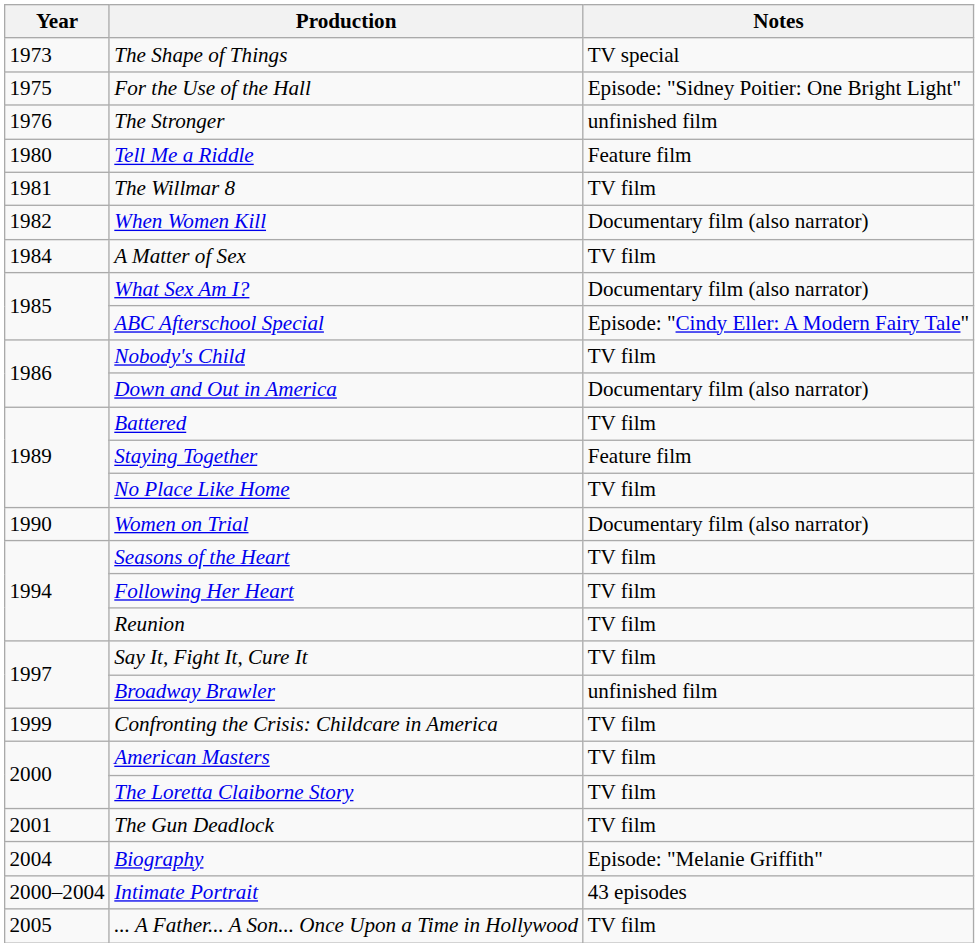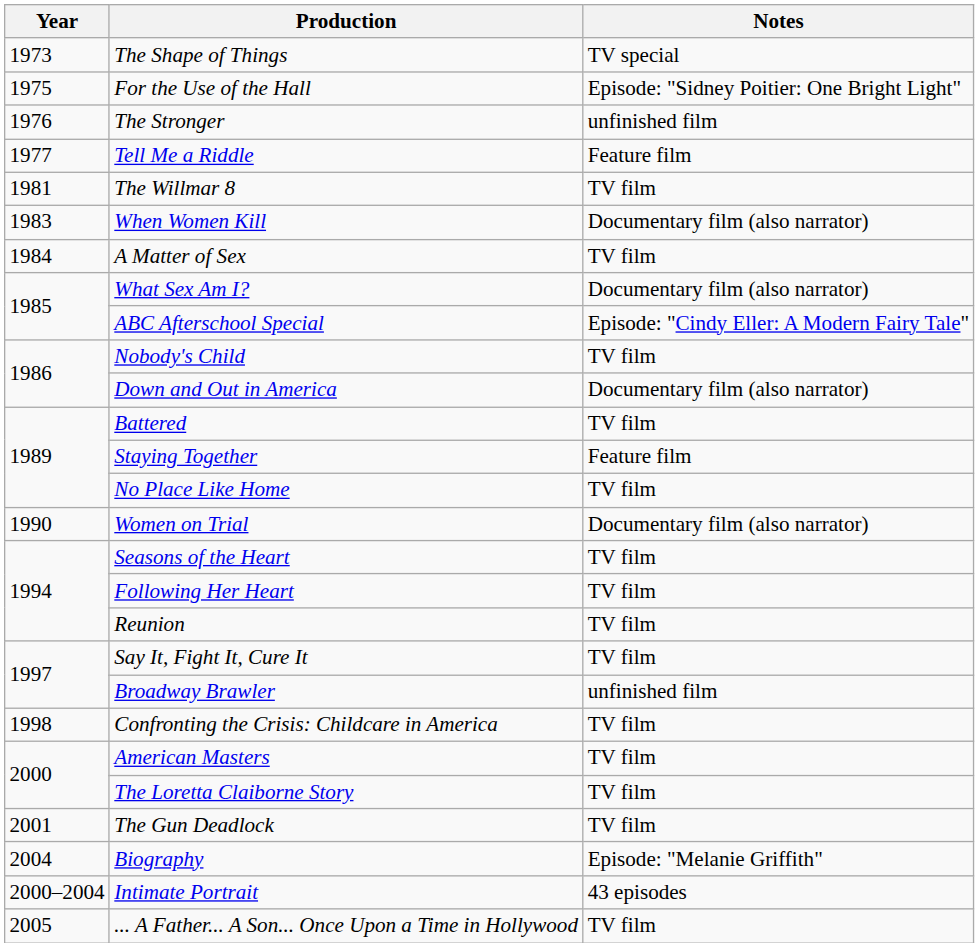(31, 155) 1980 -> (31, 155) 1977
(31, 222) 1982 -> (31, 222) 1983
(31, 724) 1999 -> (31, 724) 1998
